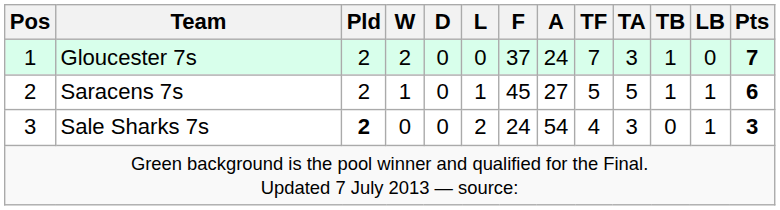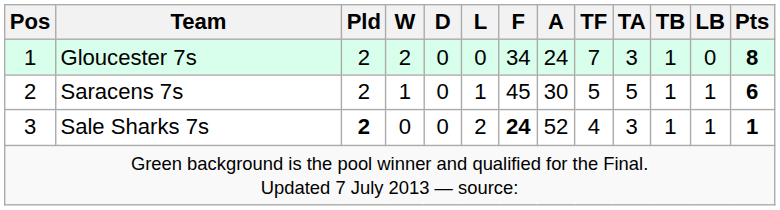(518, 57) 37 -> (518, 57) 34
(752, 57) 7 -> (752, 57) 8
(556, 92) 27 -> (556, 92) 30
(518, 127) normal -> (518, 127) bold
(556, 127) 54 -> (556, 127) 52
(670, 127) 0 -> (670, 127) 1
(752, 127) 3 -> (752, 127) 1
